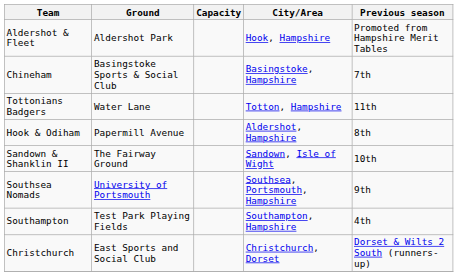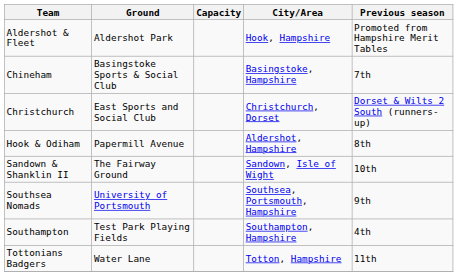rows swapped: (40, 253) <-> (35, 106)
